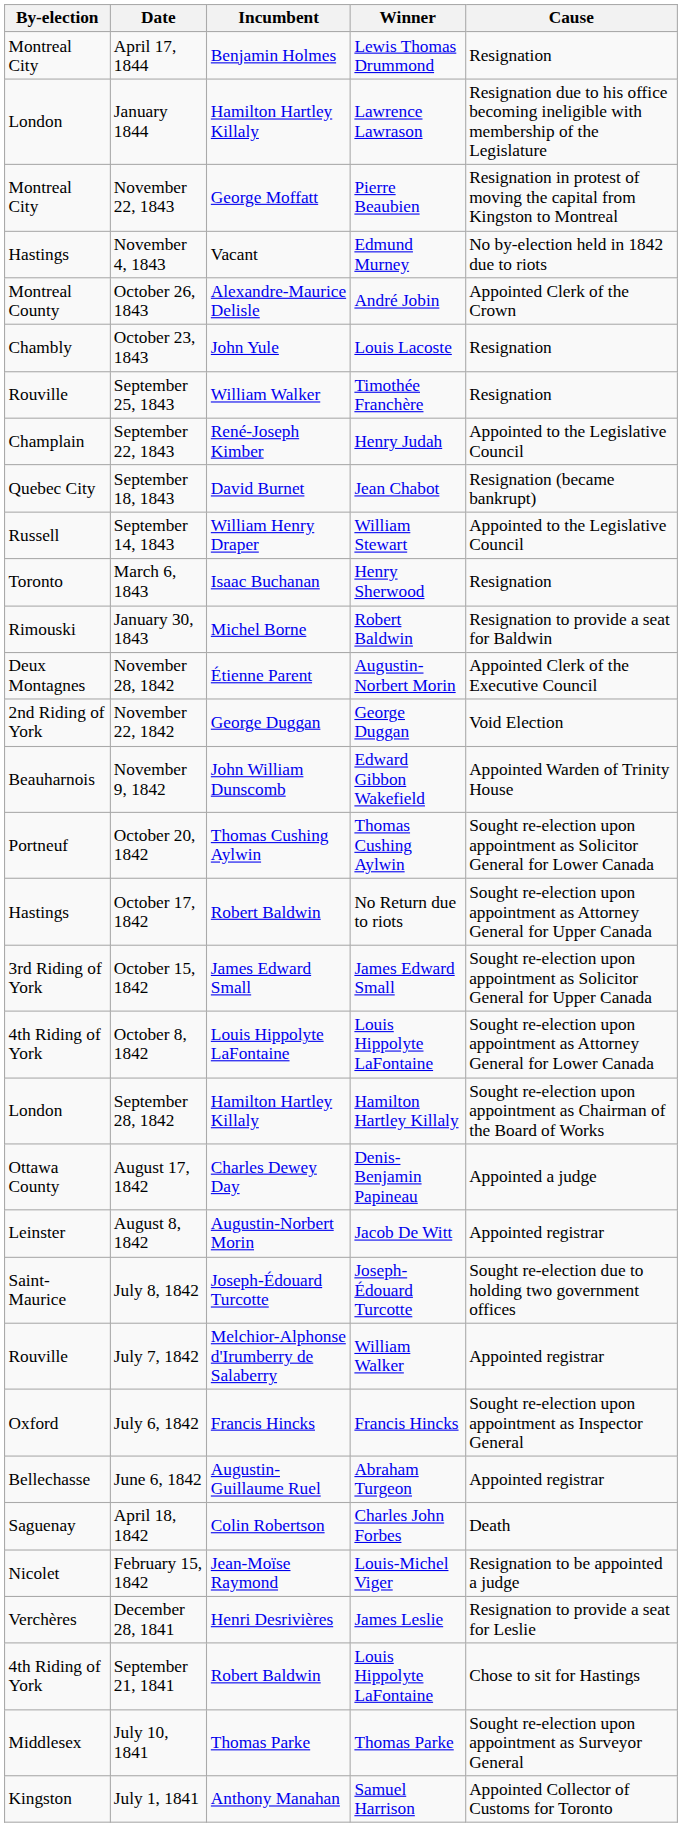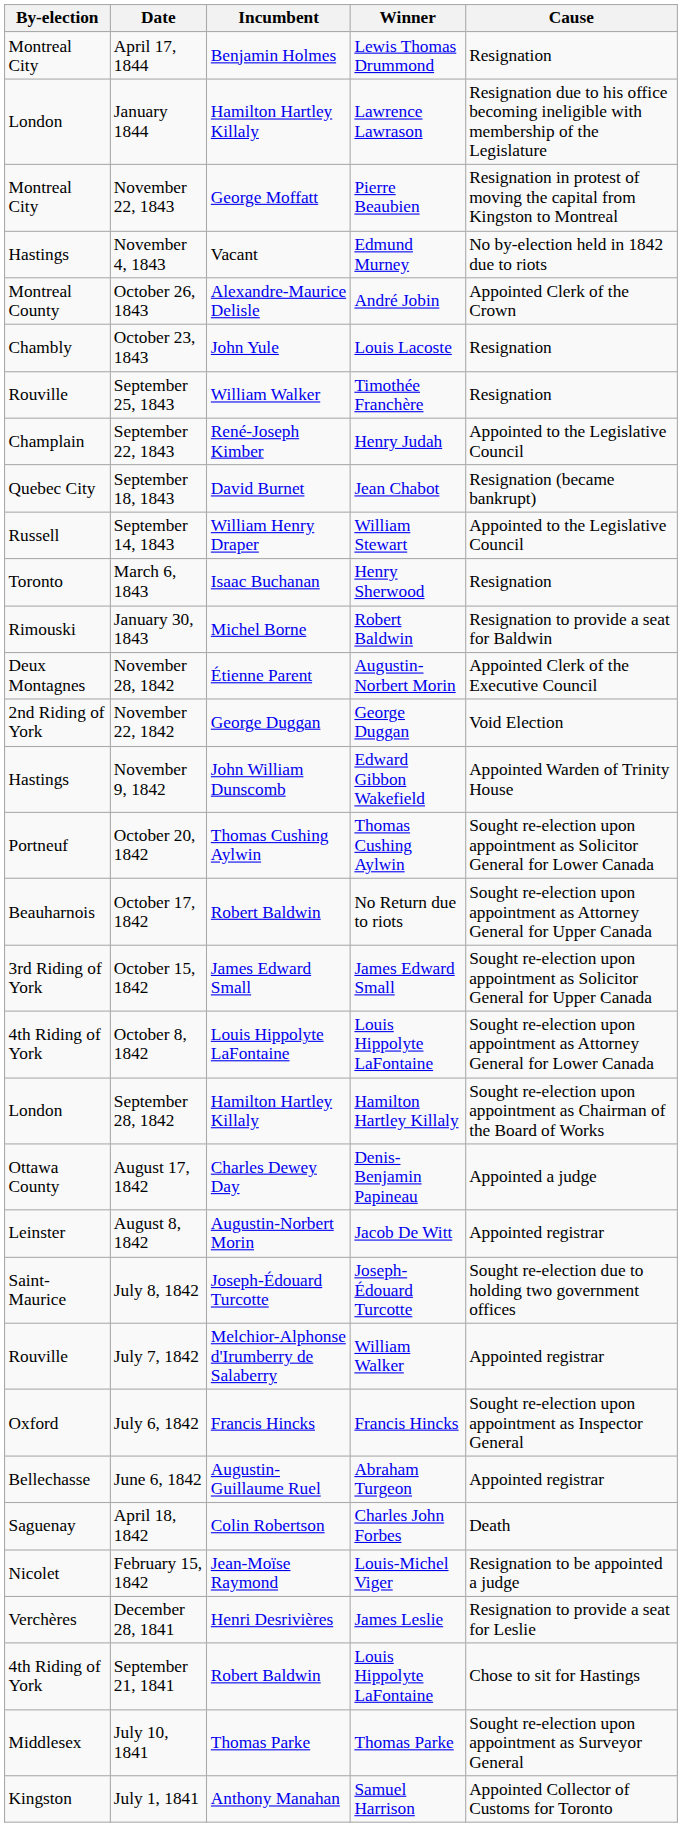(52, 779) Beauharnois -> (39, 779) Hastings
(39, 911) Hastings -> (52, 911) Beauharnois
